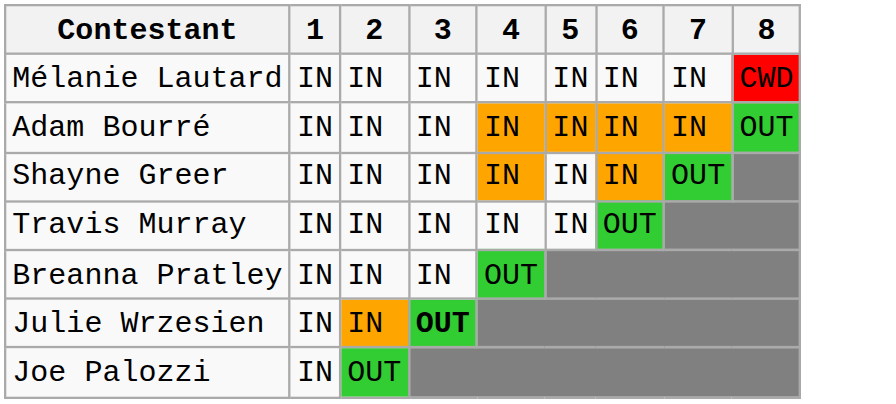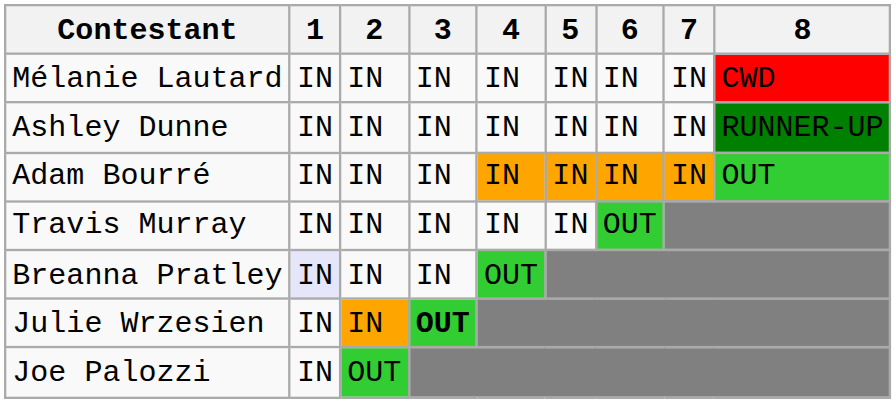+ row: (120, 128)
- row: (120, 176)
(315, 274) no background -> (315, 274) lavender background
